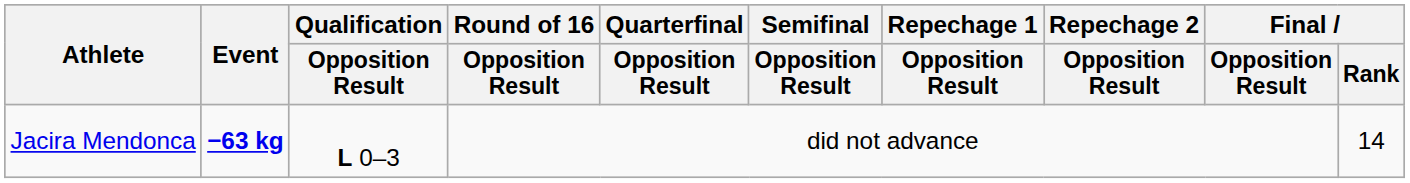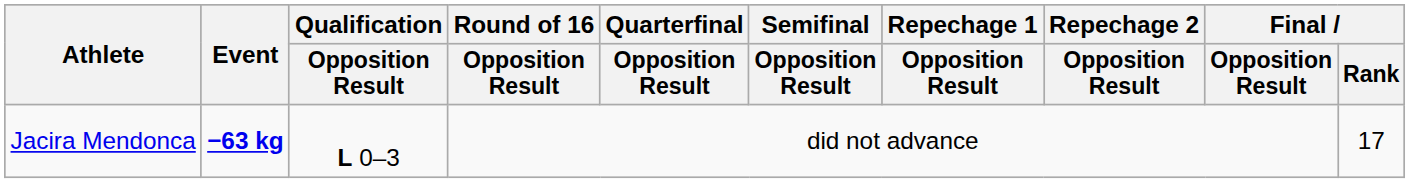(1371, 141) 14 -> (1371, 141) 17
